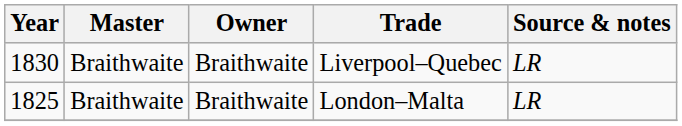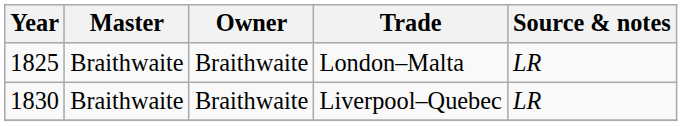rows swapped: (392, 100) <-> (411, 62)
